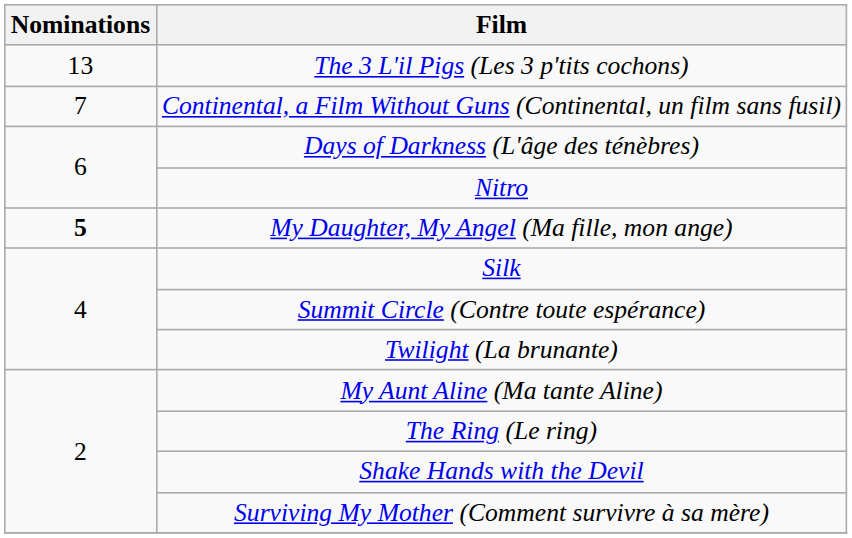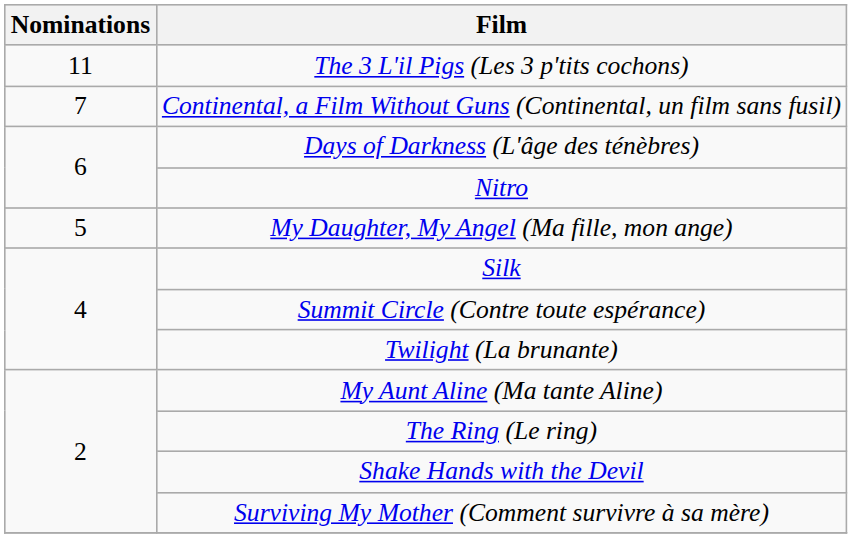(80, 65) 13 -> (80, 65) 11
(80, 227) bold -> (80, 227) normal
